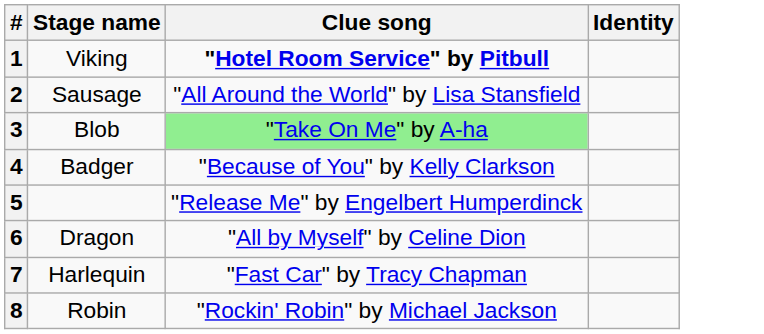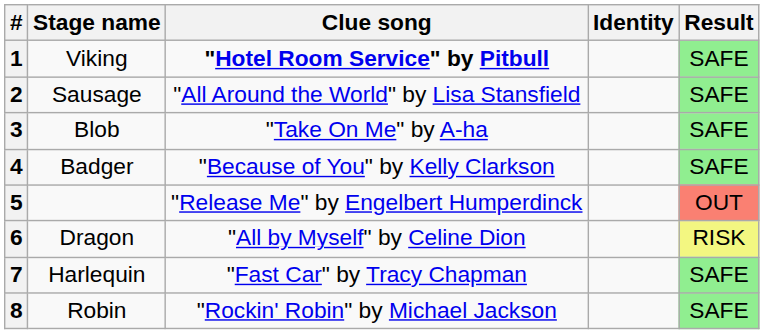+ column: (719, 22)
(377, 130) lightgreen background -> (377, 130) no background
